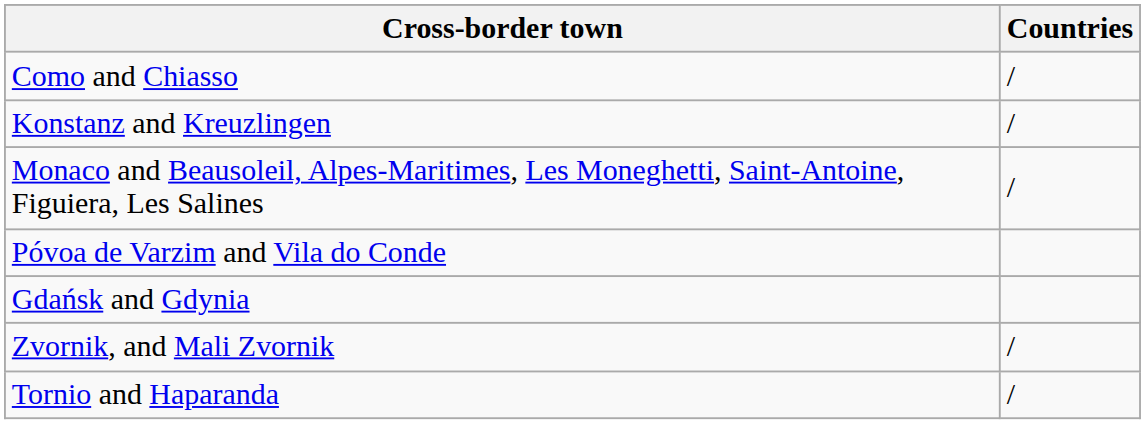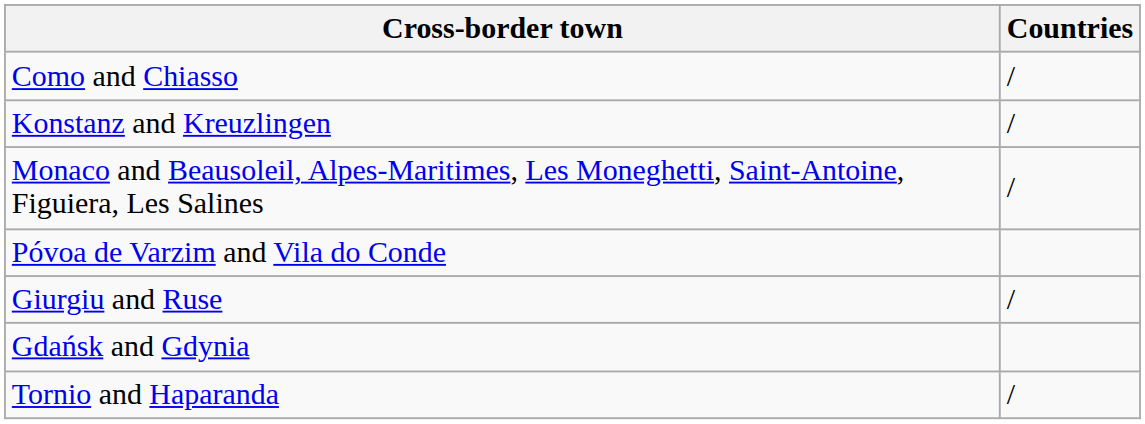+ row: (117, 299)
- row: (173, 346)
